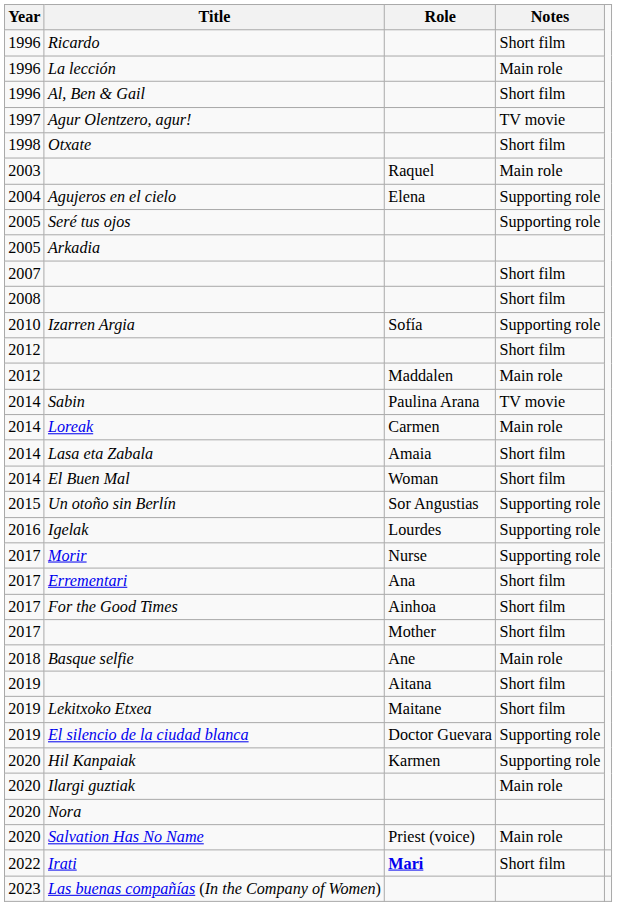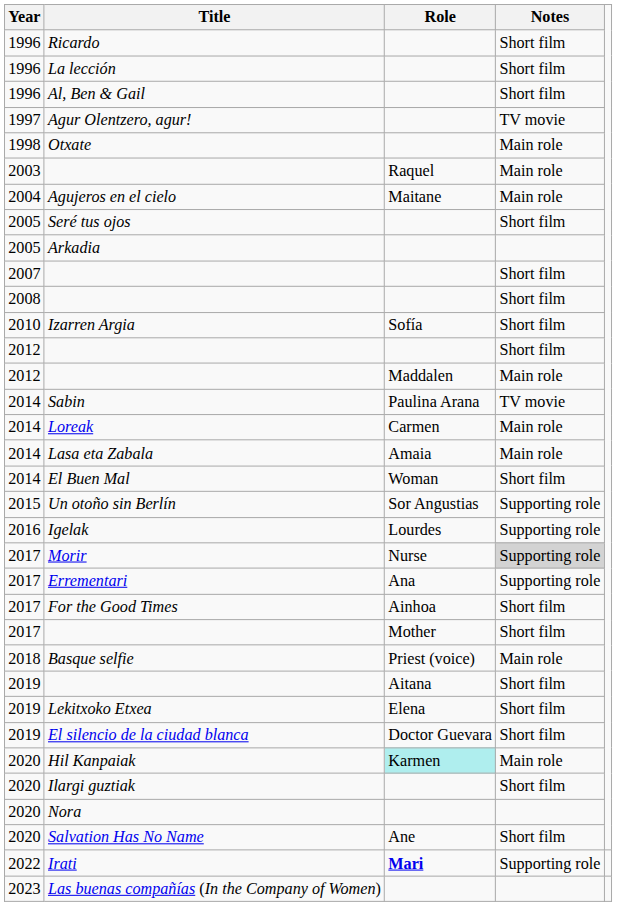(531, 68) Main role -> (532, 68) Short film
(532, 145) Short film -> (531, 145) Main role
(407, 196) Elena -> (415, 196) Maitane
(550, 196) Supporting role -> (531, 196) Main role
(550, 222) Supporting role -> (532, 222) Short film
(550, 324) Supporting role -> (532, 324) Short film
(532, 453) Short film -> (531, 453) Main role
(550, 555) no background -> (550, 555) lightgrey background
(532, 581) Short film -> (550, 581) Supporting role
(402, 658) Ane -> (432, 658) Priest (voice)
(415, 709) Maitane -> (407, 709) Elena
(550, 734) Supporting role -> (532, 734) Short film
(414, 760) no background -> (414, 760) paleturquoise background
(550, 760) Supporting role -> (531, 760) Main role
(531, 786) Main role -> (532, 786) Short film
(432, 837) Priest (voice) -> (402, 837) Ane
(531, 837) Main role -> (532, 837) Short film
(532, 863) Short film -> (550, 863) Supporting role
